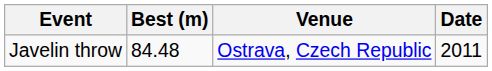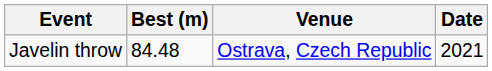(461, 50) 2011 -> (462, 50) 2021
